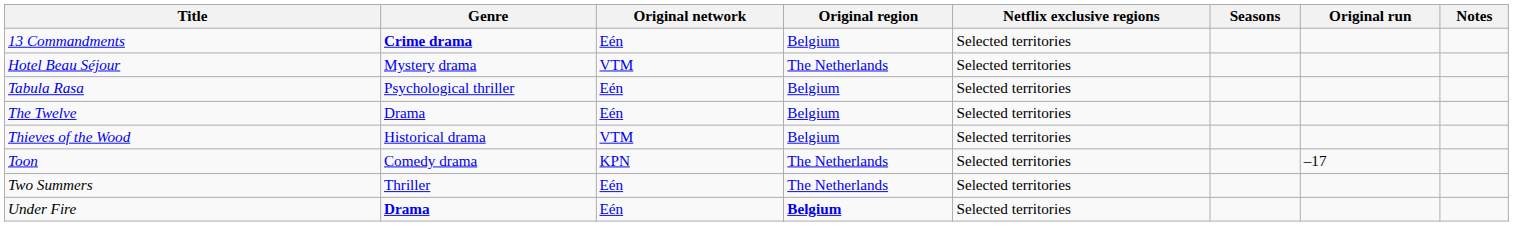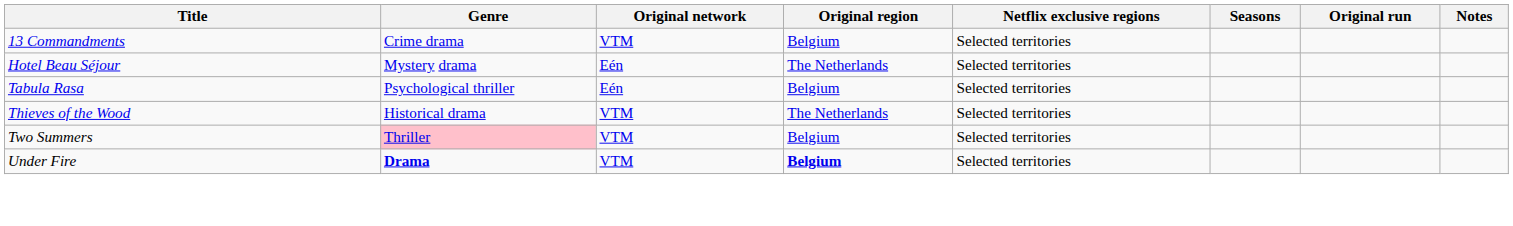(428, 40) bold -> (424, 40) normal
(611, 40) Eén -> (616, 40) VTM
(616, 64) VTM -> (611, 64) Eén
- row: (42, 112)
(813, 137) Belgium -> (838, 112) The Netherlands
- row: (23, 161)
(407, 185) no background -> (407, 137) pink background
(611, 185) Eén -> (616, 137) VTM
(838, 185) The Netherlands -> (813, 137) Belgium
(611, 209) Eén -> (616, 161) VTM
